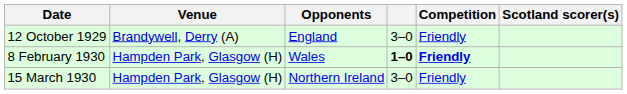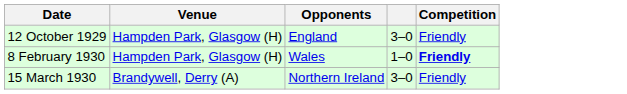- column: (561, 15)
(176, 36) Brandywell, Derry (A) -> (197, 36) Hampden Park, Glasgow (H)
(402, 57) bold -> (402, 57) normal
(197, 78) Hampden Park, Glasgow (H) -> (176, 78) Brandywell, Derry (A)
